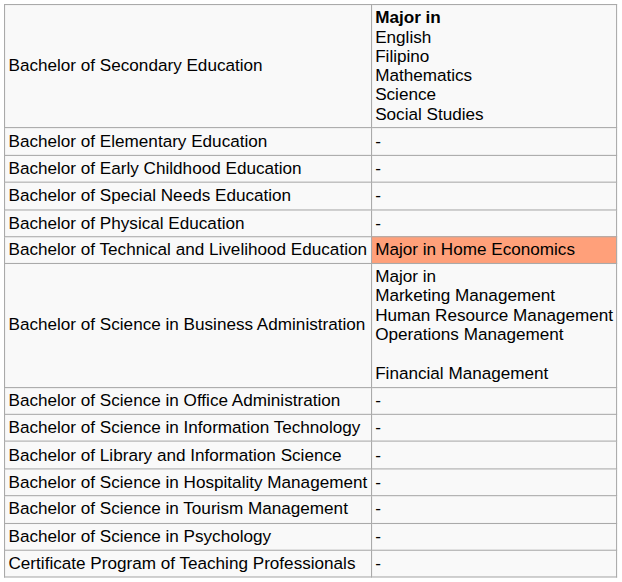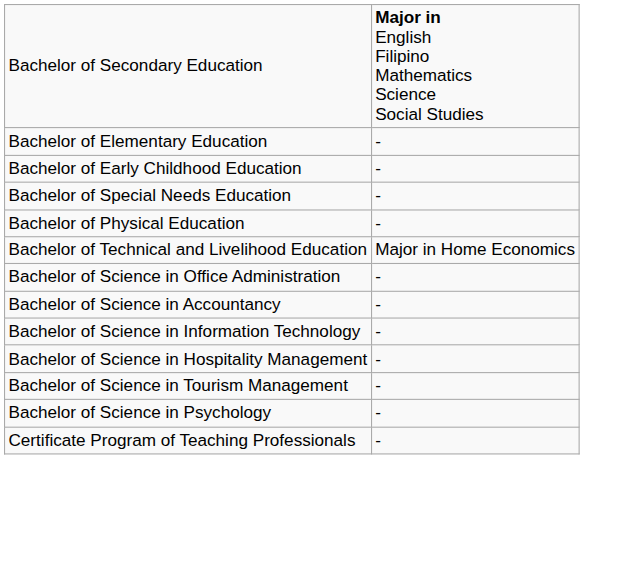(475, 250) lightsalmon background -> (475, 250) no background
- row: (187, 325)
+ row: (145, 304)
- row: (175, 455)
